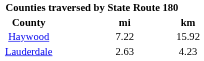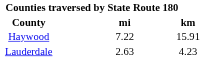(188, 37) 15.92 -> (188, 37) 15.91
